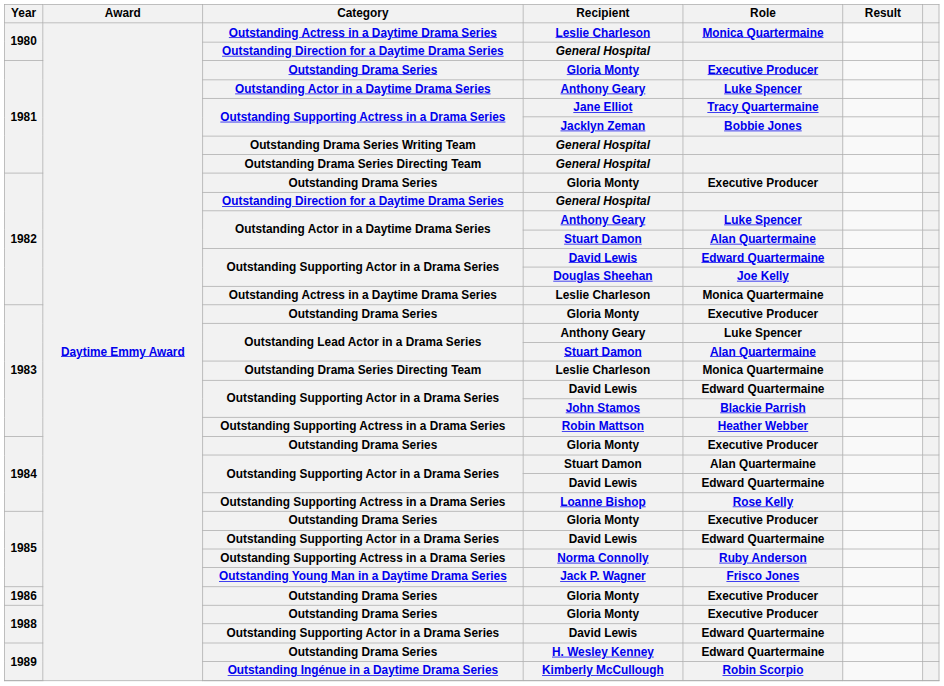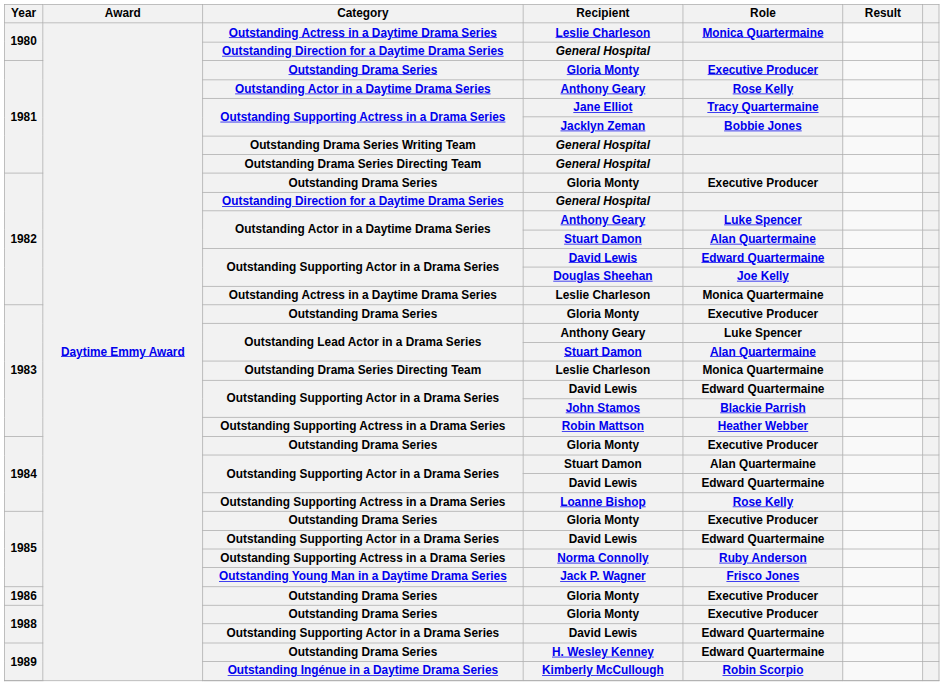(763, 88) Luke Spencer -> (763, 88) Rose Kelly
